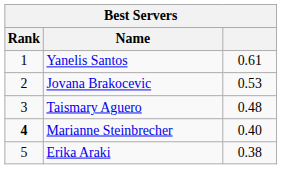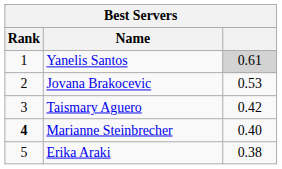(250, 61) no background -> (250, 61) lightgrey background
(250, 107) 0.48 -> (250, 107) 0.42
